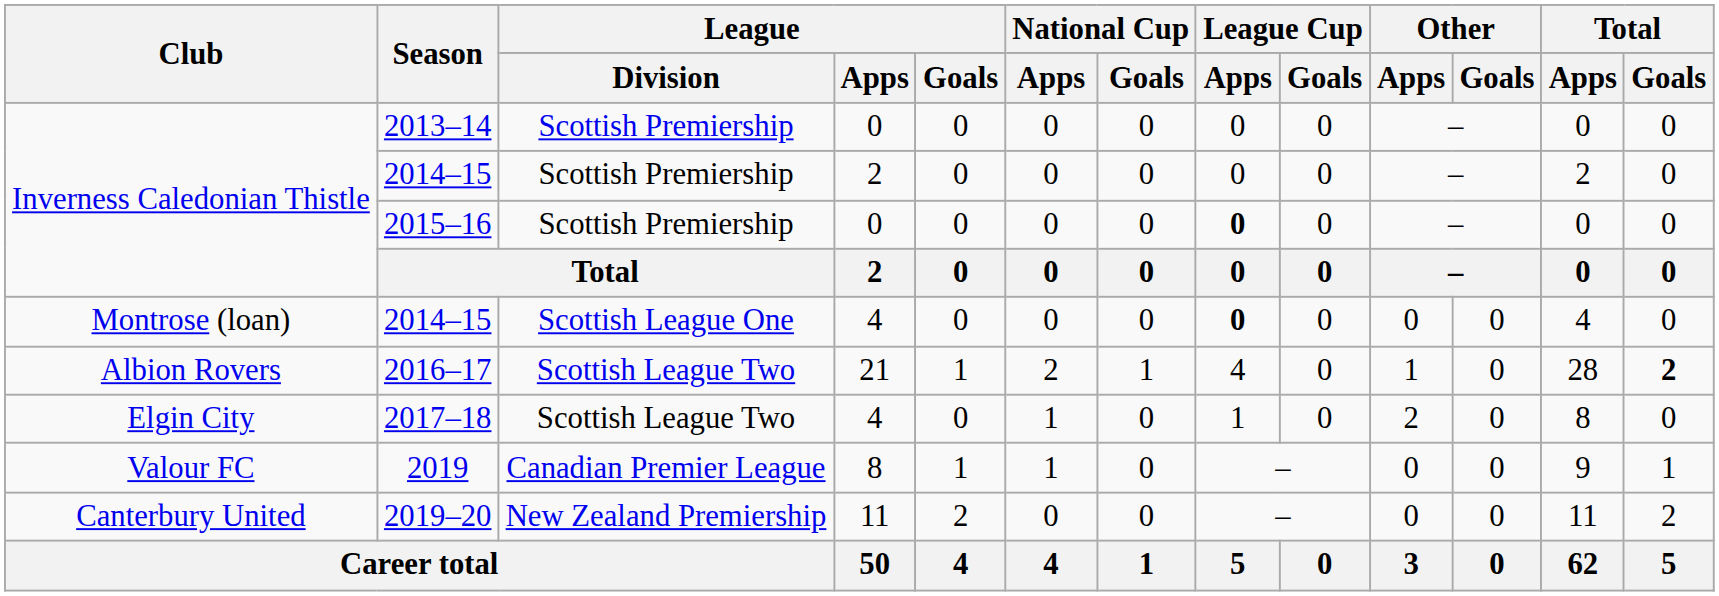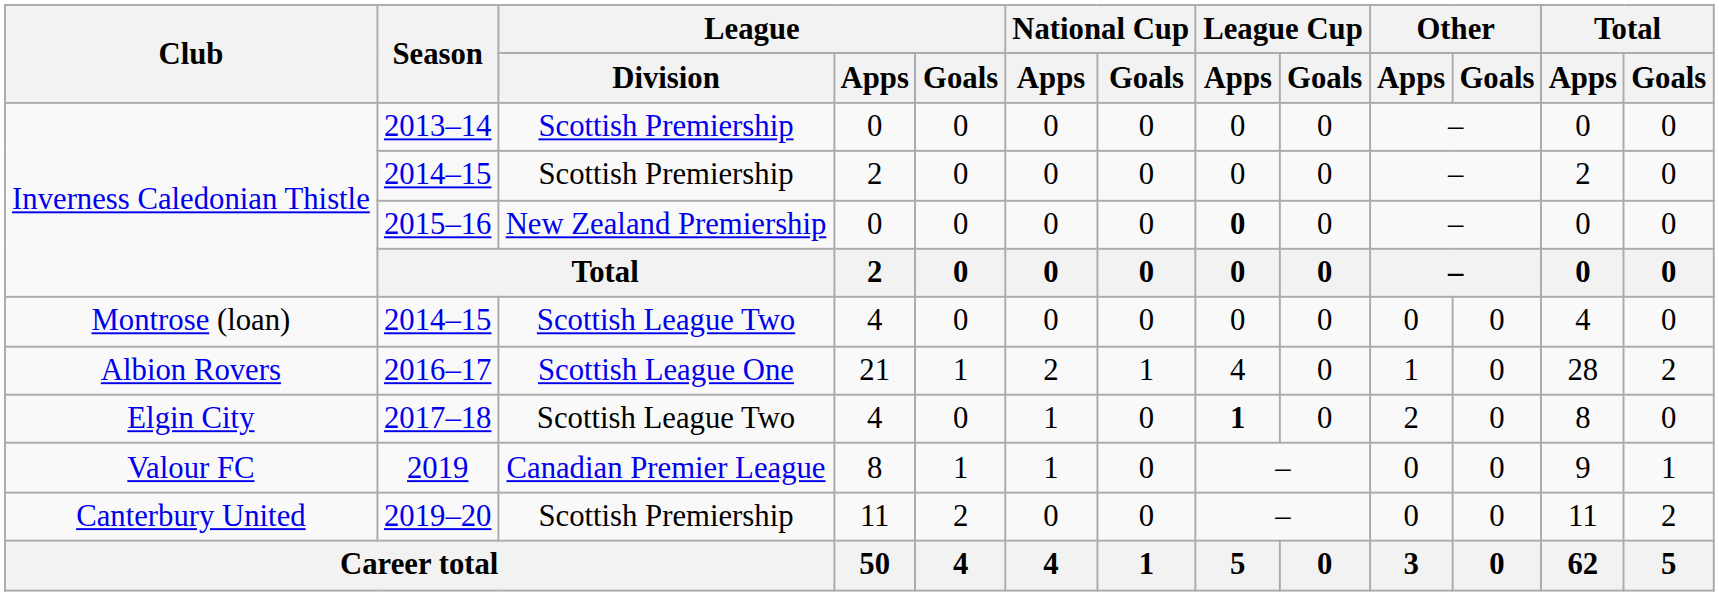(666, 223) Scottish Premiership -> (666, 223) New Zealand Premiership
(666, 321) Scottish League One -> (666, 321) Scottish League Two
(1238, 321) bold -> (1238, 321) normal
(666, 369) Scottish League Two -> (666, 369) Scottish League One
(1669, 369) bold -> (1669, 369) normal
(1238, 418) normal -> (1238, 418) bold
(666, 516) New Zealand Premiership -> (666, 516) Scottish Premiership
